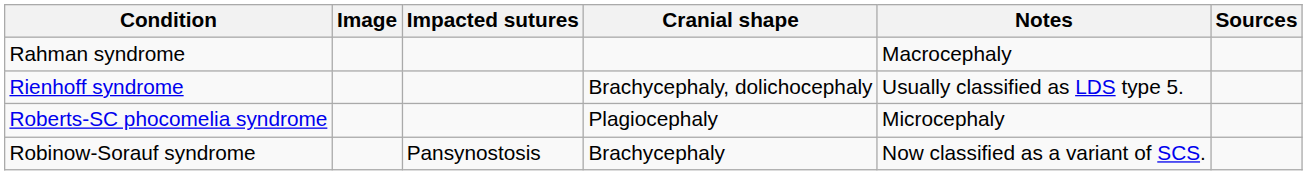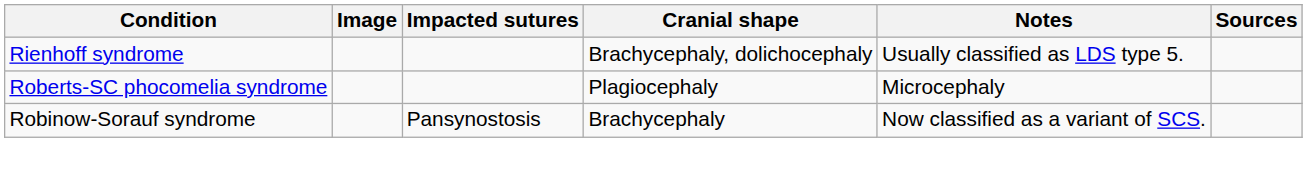- row: (97, 53)
